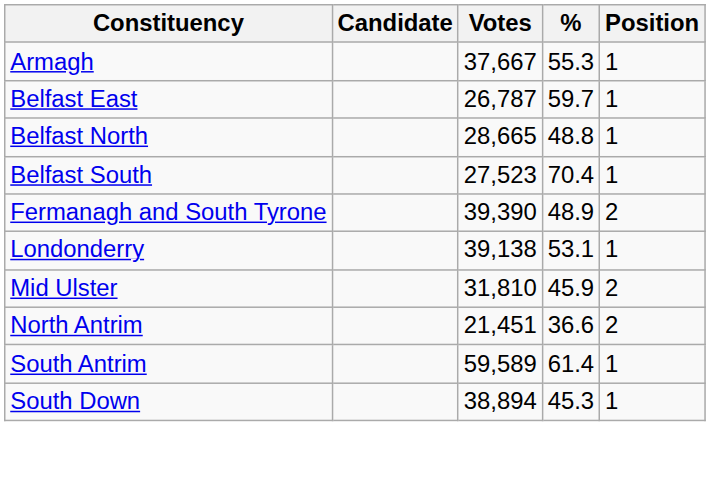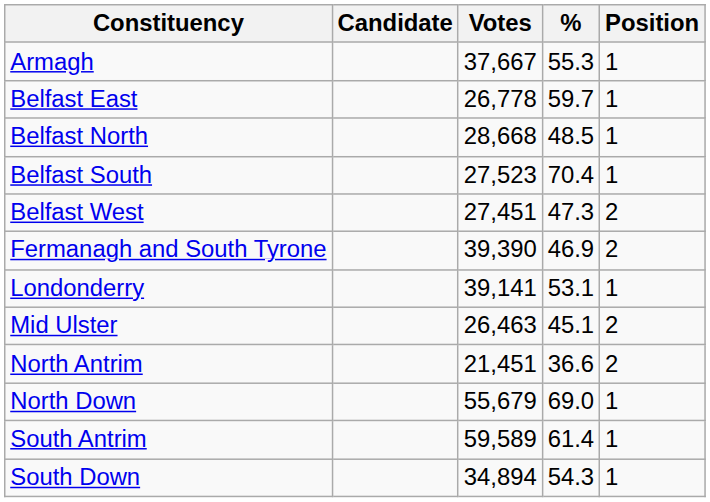(500, 99) 26,787 -> (500, 99) 26,778
(500, 136) 28,665 -> (500, 136) 28,668
(571, 136) 48.8 -> (571, 136) 48.5
+ row: (77, 212)
(571, 212) 48.9 -> (571, 250) 46.9
(500, 250) 39,138 -> (500, 288) 39,141
(500, 288) 31,810 -> (500, 325) 26,463
(571, 288) 45.9 -> (571, 325) 45.1
+ row: (73, 401)
(500, 401) 38,894 -> (500, 477) 34,894
(571, 401) 45.3 -> (571, 477) 54.3
